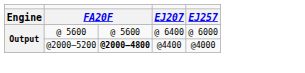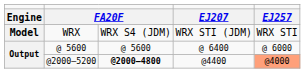+ row: (71, 33)
(203, 46) no background -> (277, 62) lightsalmon background
